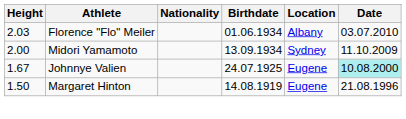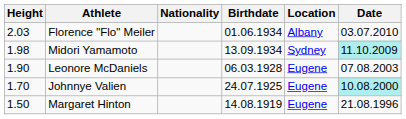(18, 50) 2.00 -> (18, 50) 1.98
(369, 50) no background -> (369, 50) paleturquoise background
+ row: (98, 68)
(18, 68) 1.67 -> (18, 86) 1.70
